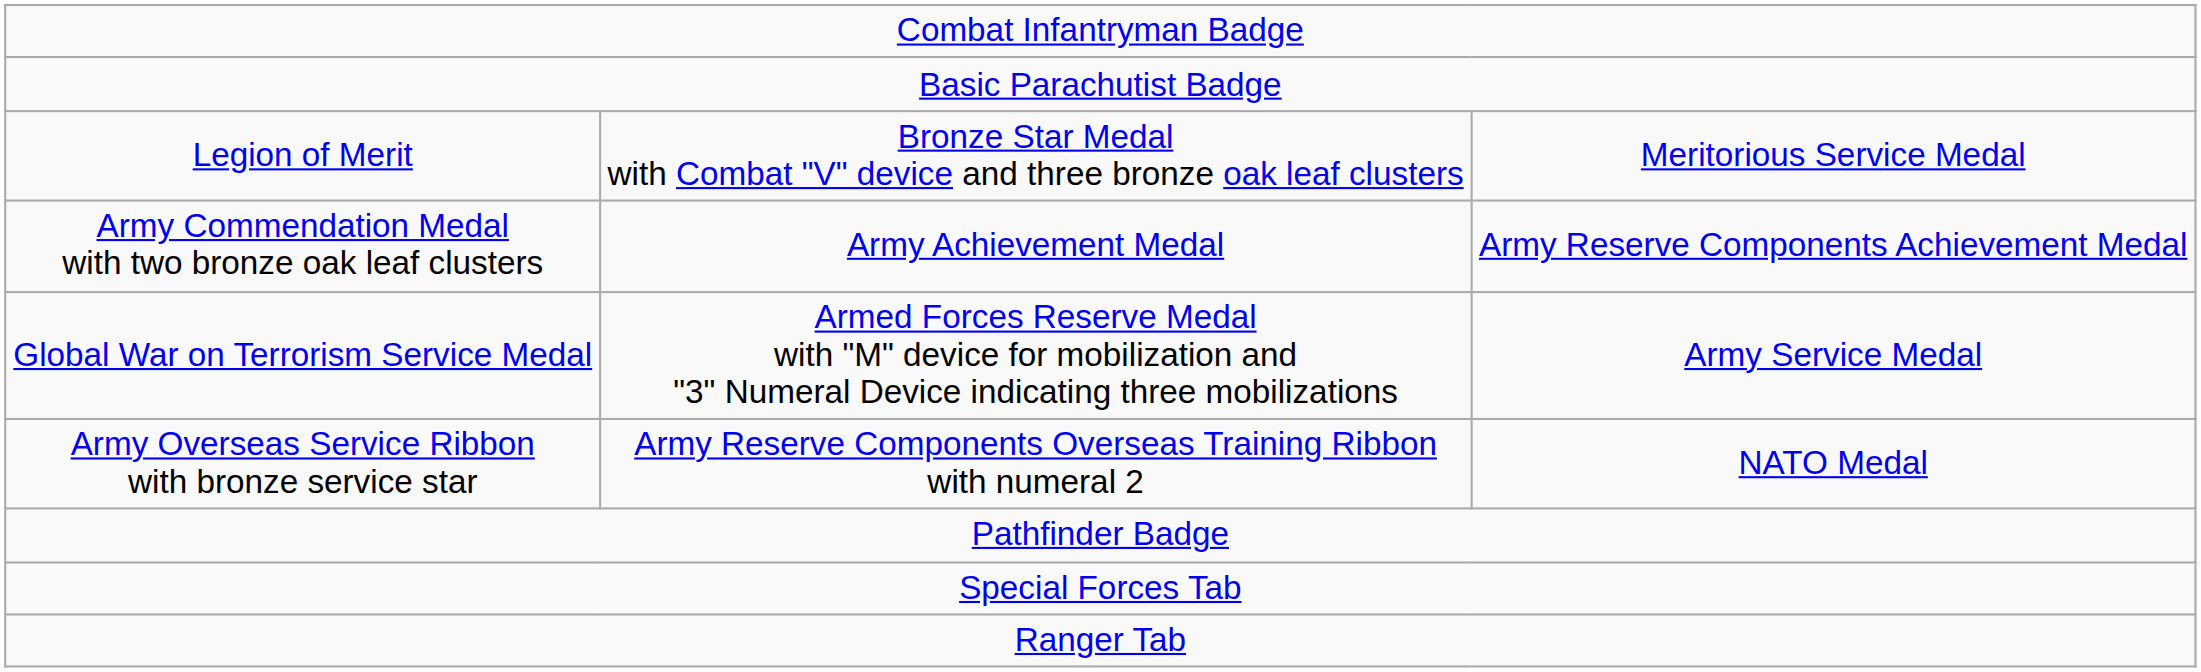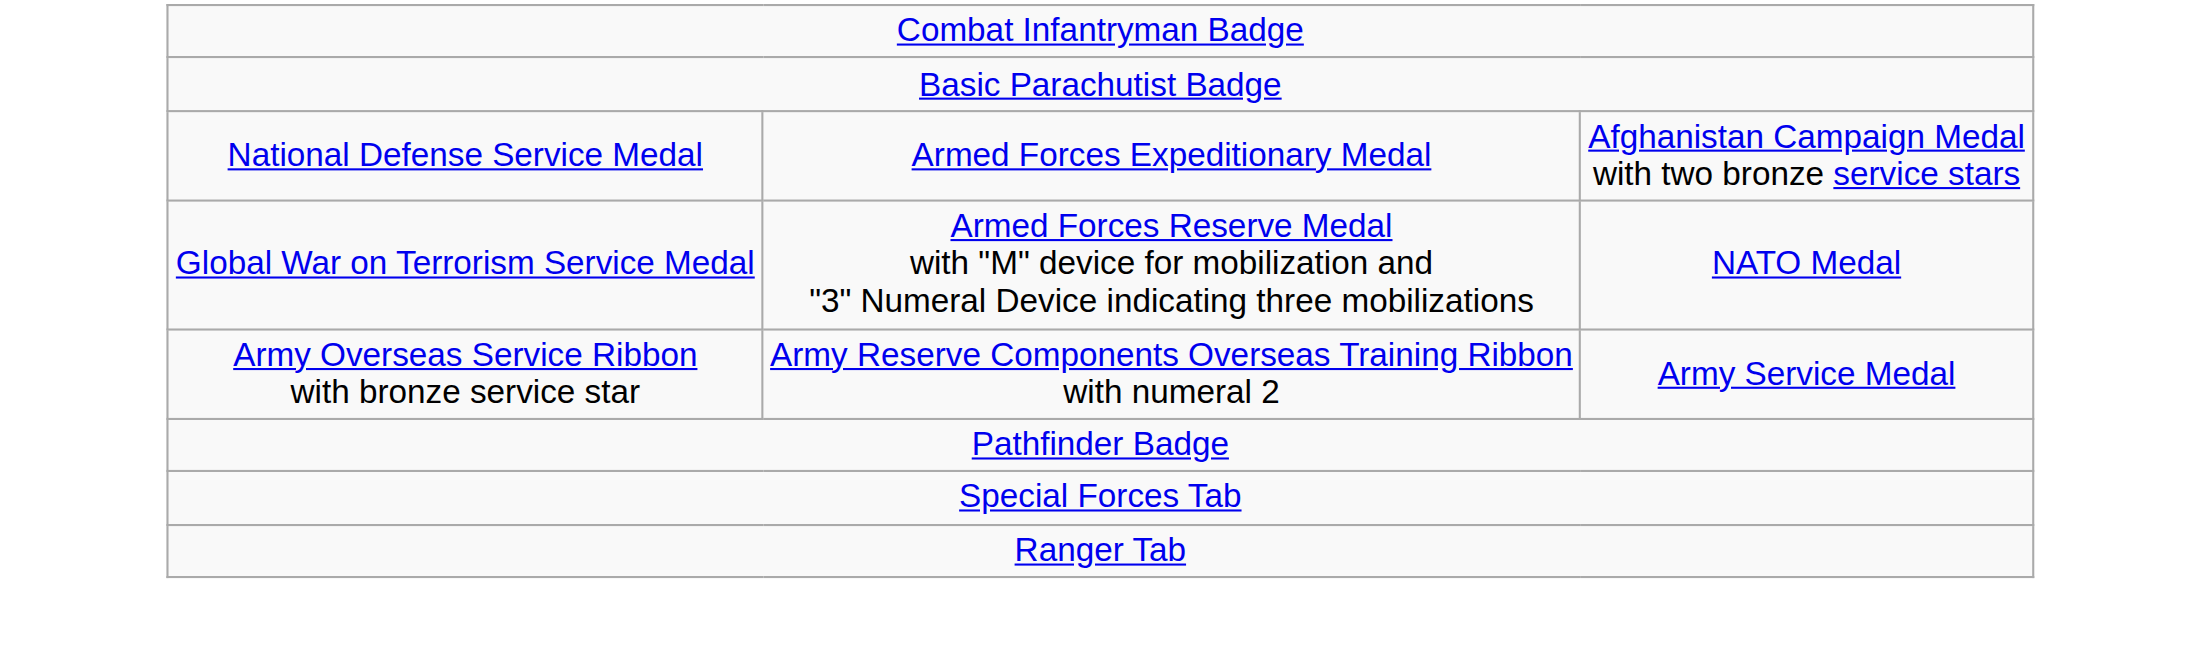- row: (303, 155)
- row: (303, 245)
+ row: (465, 155)
(1833, 354) Army Service Medal -> (1807, 264) NATO Medal
(1833, 463) NATO Medal -> (1807, 373) Army Service Medal
